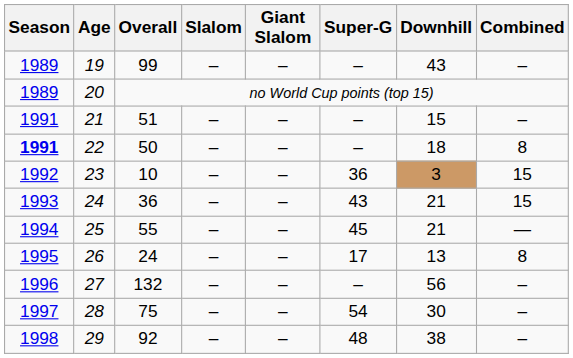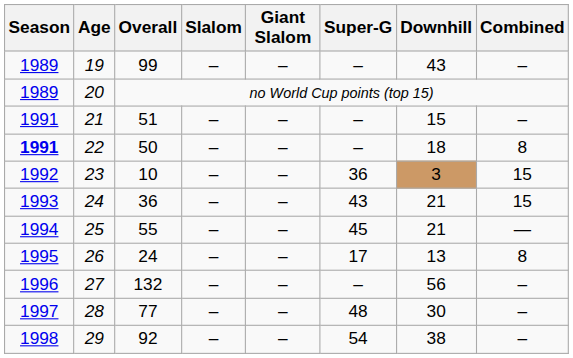(148, 311) 75 -> (148, 311) 77
(358, 311) 54 -> (358, 311) 48
(358, 339) 48 -> (358, 339) 54
